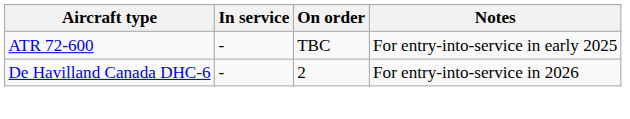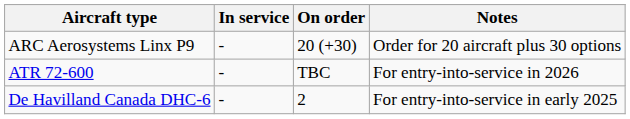+ row: (101, 45)
(495, 45) For entry-into-service in early 2025 -> (476, 72) For entry-into-service in 2026
(476, 72) For entry-into-service in 2026 -> (495, 99) For entry-into-service in early 2025
